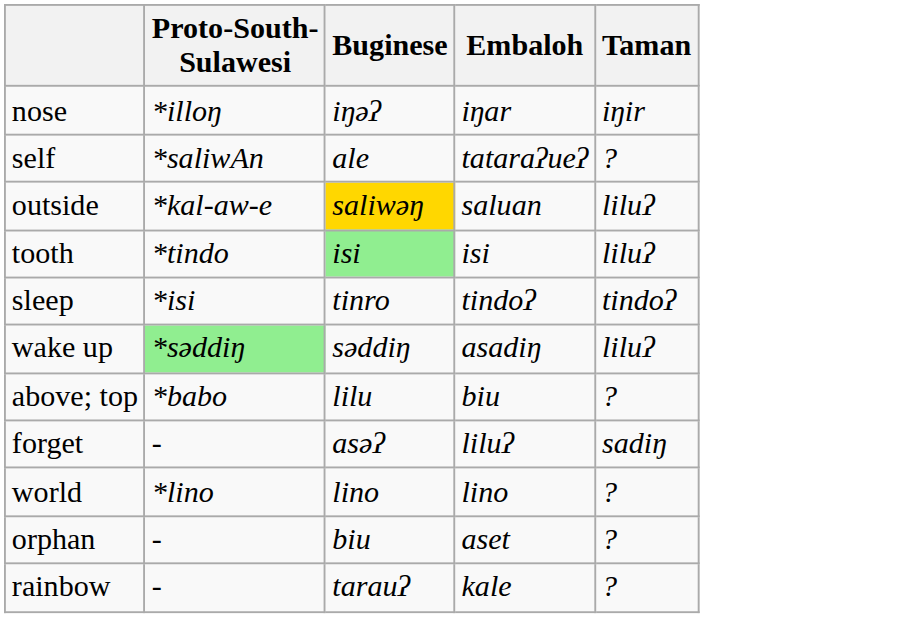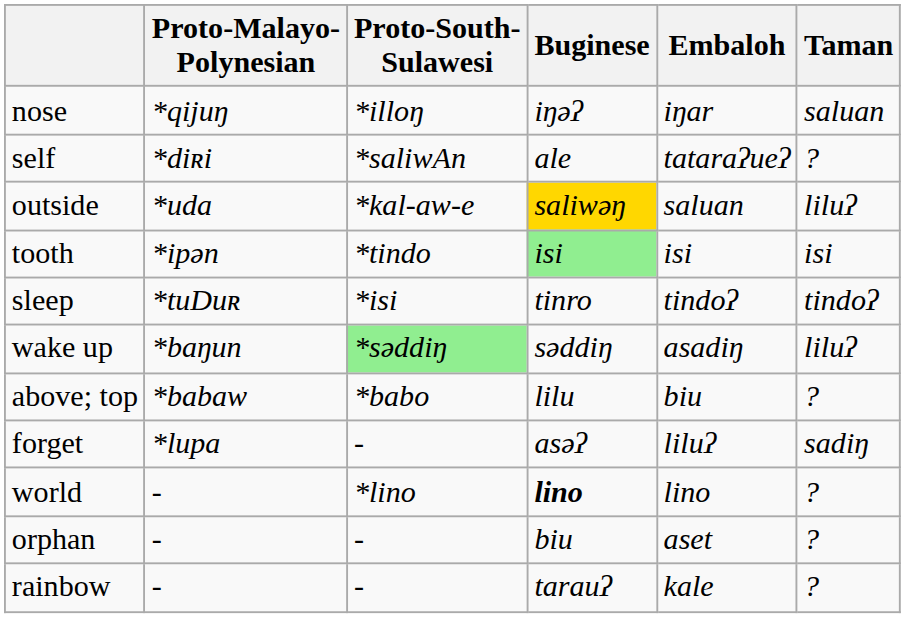+ column: (246, 45)
(623, 109) iŋir -> (844, 109) saluan
(628, 253) liluʔ -> (818, 253) isi
(356, 491) normal -> (559, 491) bold
